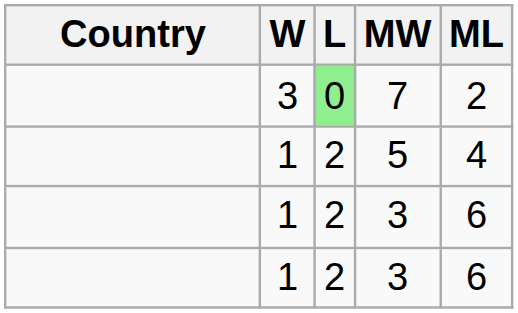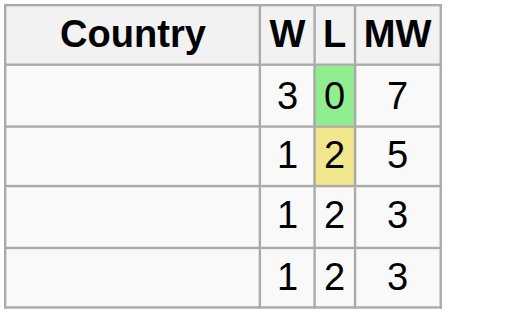- column: (477, 34)
(335, 155) no background -> (335, 155) khaki background
